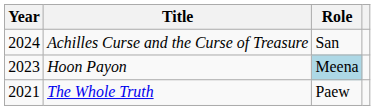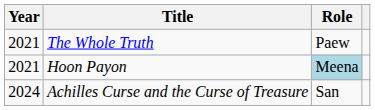rows swapped: (100, 92) <-> (178, 42)
(24, 67) 2023 -> (24, 67) 2021
